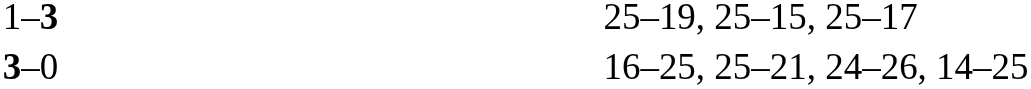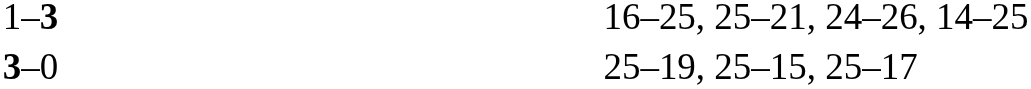(761, 16) 25–19, 25–15, 25–17 -> (816, 16) 16–25, 25–21, 24–26, 14–25
(816, 67) 16–25, 25–21, 24–26, 14–25 -> (761, 67) 25–19, 25–15, 25–17
